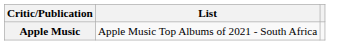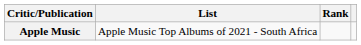+ column: (335, 13)
